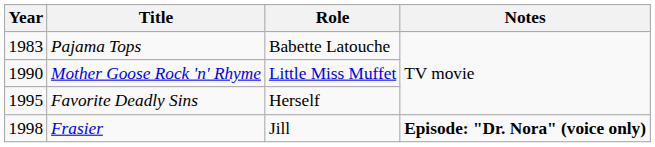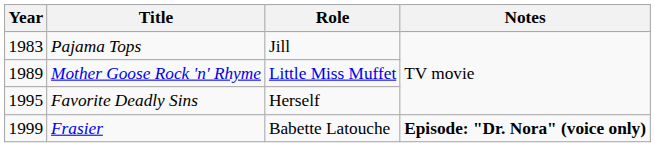(330, 45) Babette Latouche -> (279, 45) Jill
(26, 73) 1990 -> (26, 73) 1989
(26, 127) 1998 -> (26, 127) 1999
(279, 127) Jill -> (330, 127) Babette Latouche
